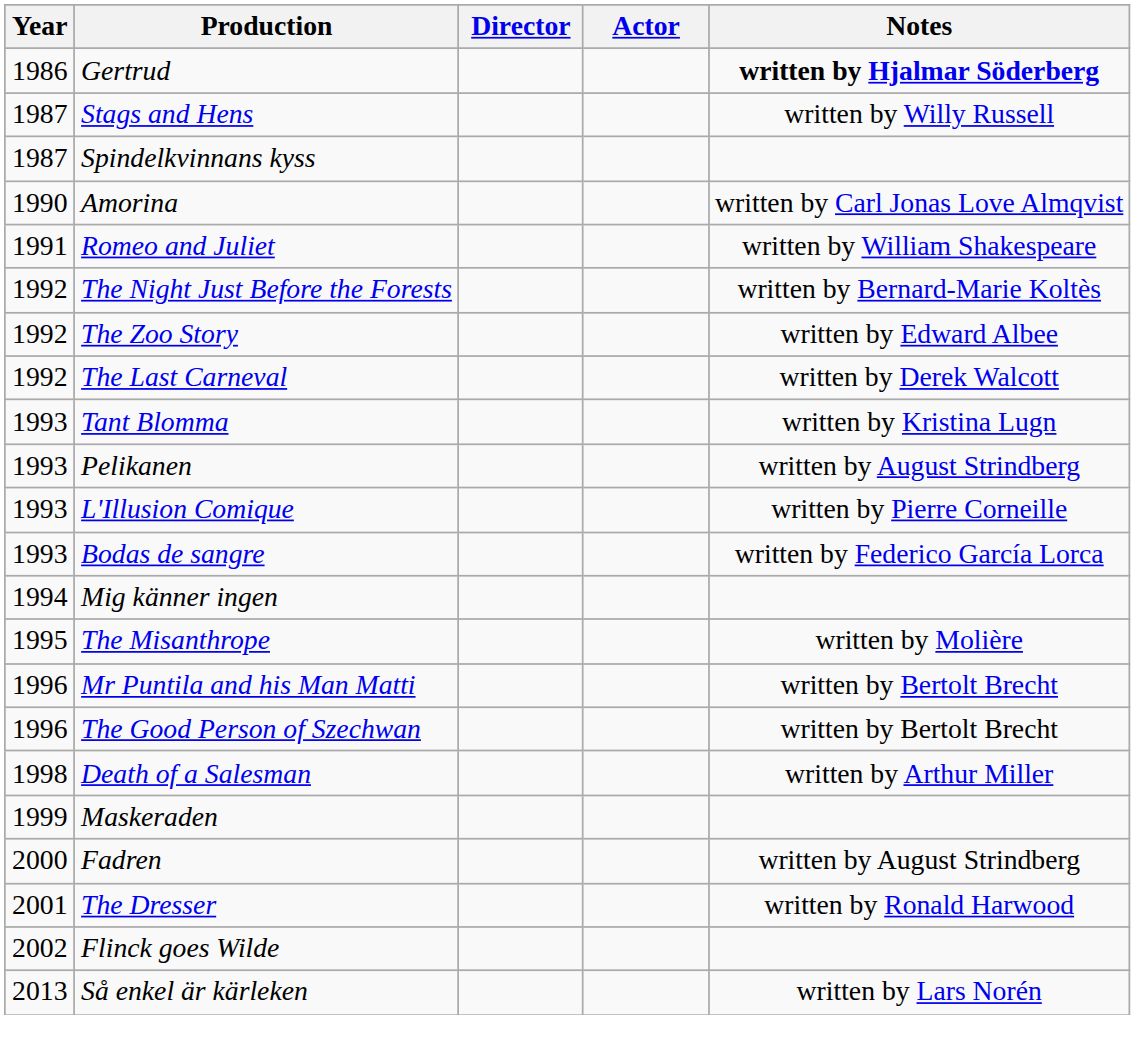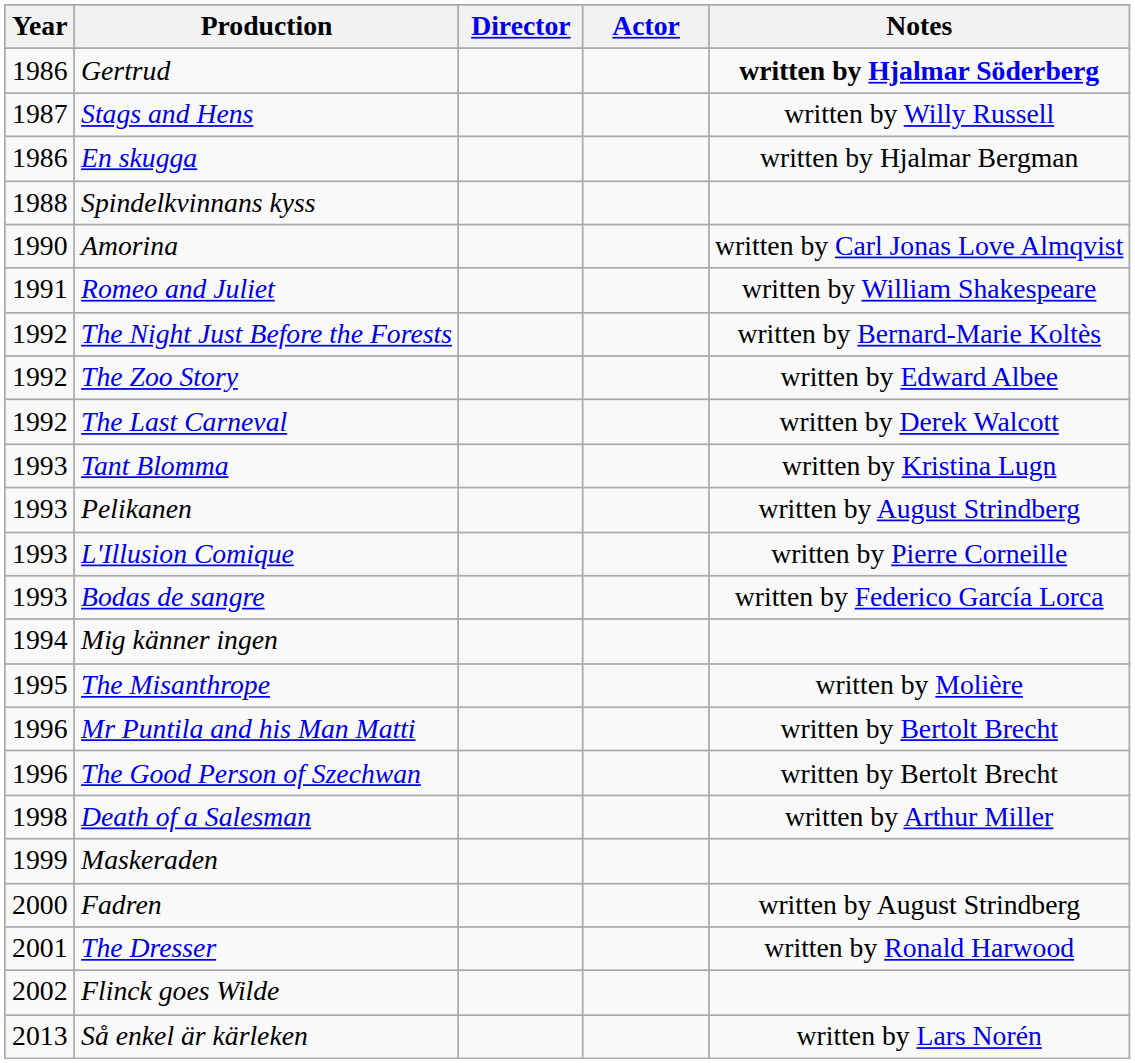+ row: (139, 158)
(40, 158) 1987 -> (40, 202) 1988
